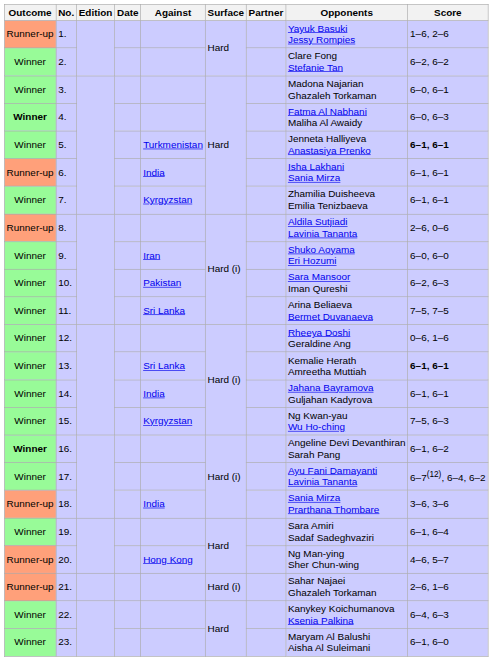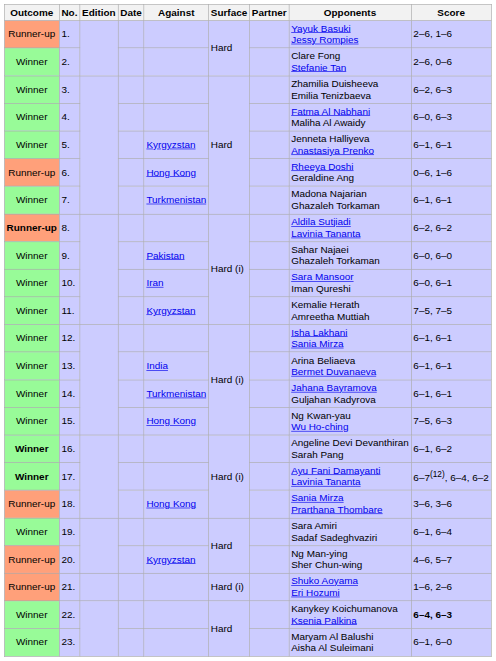(429, 33) 1–6, 2–6 -> (433, 33) 2–6, 1–6
(429, 61) 6–2, 6–2 -> (433, 61) 2–6, 0–6
(332, 89) Madona Najarian Ghazaleh Torkaman -> (335, 89) Zhamilia Duisheeva Emilia Tenizbaeva
(429, 89) 6–0, 6–1 -> (433, 89) 6–2, 6–3
(30, 116) bold -> (32, 116) normal
(173, 144) Turkmenistan -> (171, 144) Kyrgyzstan
(429, 144) bold -> (433, 144) normal
(154, 172) India -> (171, 172) Hong Kong
(316, 172) Isha Lakhani Sania Mirza -> (323, 172) Rheeya Doshi Geraldine Ang
(429, 172) 6–1, 6–1 -> (433, 172) 0–6, 1–6
(168, 199) Kyrgyzstan -> (176, 199) Turkmenistan
(332, 199) Zhamilia Duisheeva Emilia Tenizbaeva -> (336, 199) Madona Najarian Ghazaleh Torkaman
(30, 227) normal -> (32, 227) bold
(429, 227) 2–6, 0–6 -> (433, 227) 6–2, 6–2
(152, 255) Iran -> (165, 255) Pakistan
(321, 255) Shuko Aoyama Eri Hozumi -> (336, 255) Sahar Najaei Ghazaleh Torkaman
(162, 282) Pakistan -> (155, 282) Iran
(429, 282) 6–2, 6–3 -> (433, 282) 6–0, 6–1
(164, 310) Sri Lanka -> (171, 310) Kyrgyzstan
(330, 310) Arina Beliaeva Bermet Duvanaeva -> (330, 310) Kemalie Herath Amreetha Muttiah
(319, 337) Rheeya Doshi Geraldine Ang -> (319, 337) Isha Lakhani Sania Mirza
(429, 337) 0–6, 1–6 -> (433, 337) 6–1, 6–1
(164, 365) Sri Lanka -> (157, 365) India
(327, 365) Kemalie Herath Amreetha Muttiah -> (334, 365) Arina Beliaeva Bermet Duvanaeva
(429, 365) bold -> (433, 365) normal
(154, 393) India -> (176, 393) Turkmenistan
(168, 420) Kyrgyzstan -> (171, 420) Hong Kong
(30, 476) normal -> (32, 476) bold
(154, 503) India -> (171, 503) Hong Kong
(168, 559) Hong Kong -> (171, 559) Kyrgyzstan
(332, 586) Sahar Najaei Ghazaleh Torkaman -> (325, 586) Shuko Aoyama Eri Hozumi
(429, 586) 2–6, 1–6 -> (433, 586) 1–6, 2–6
(429, 614) normal -> (433, 614) bold
